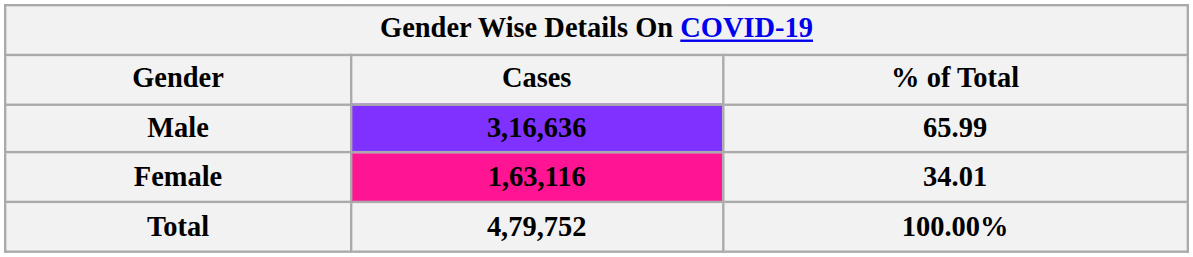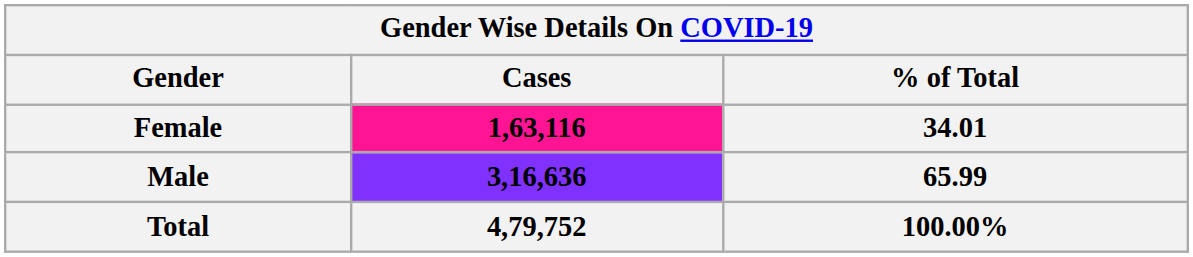rows swapped: (178, 127) <-> (178, 176)
